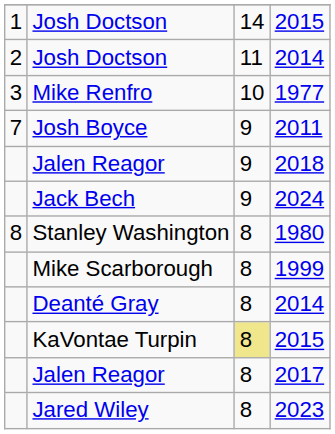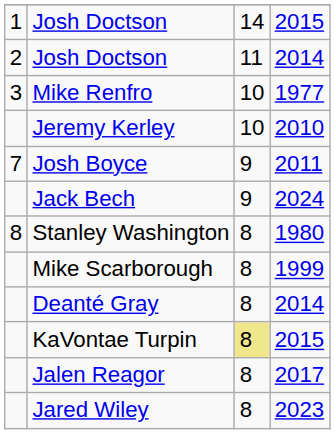+ row: (104, 127)
- row: (99, 163)
